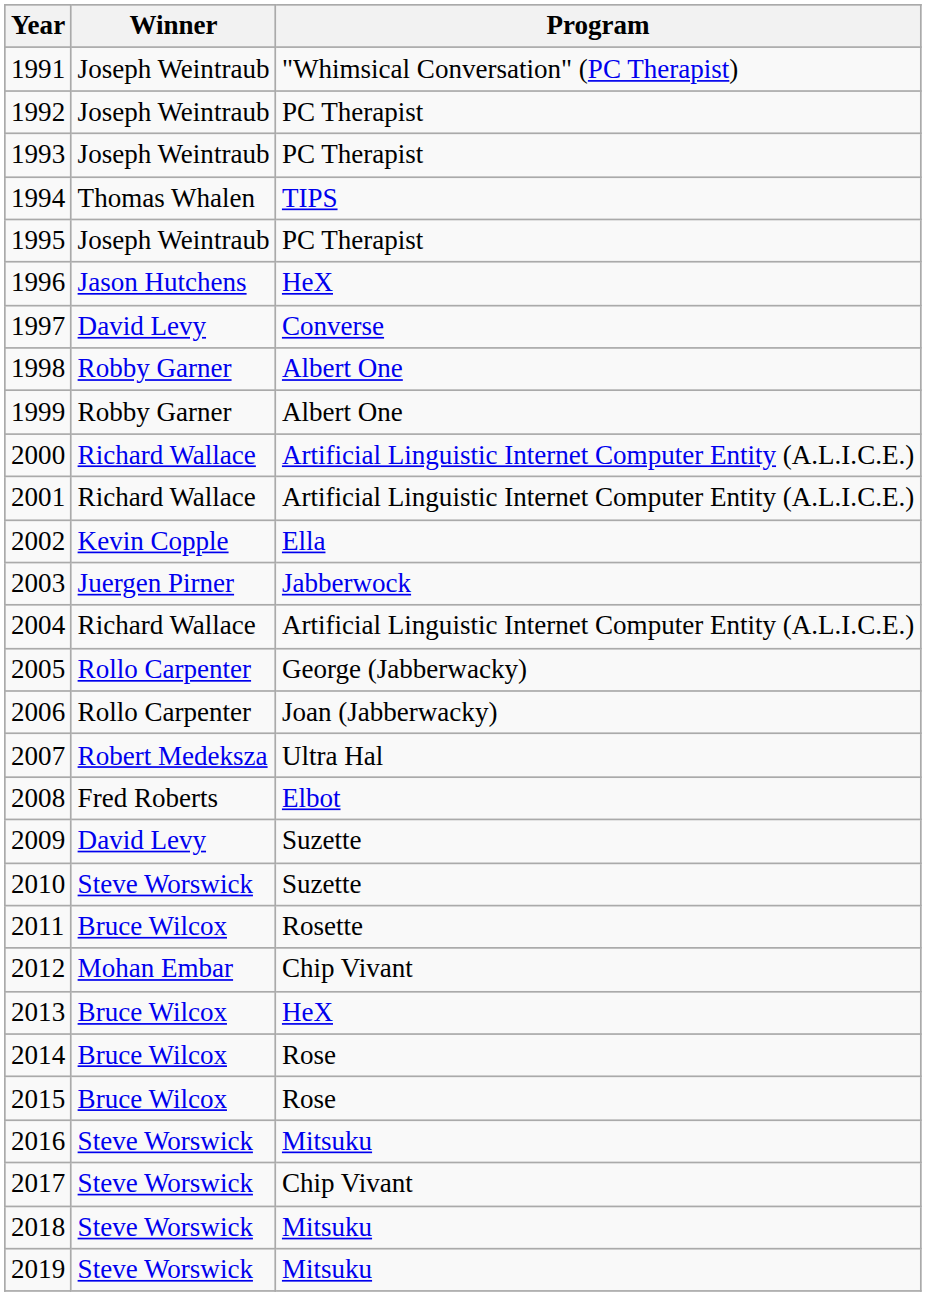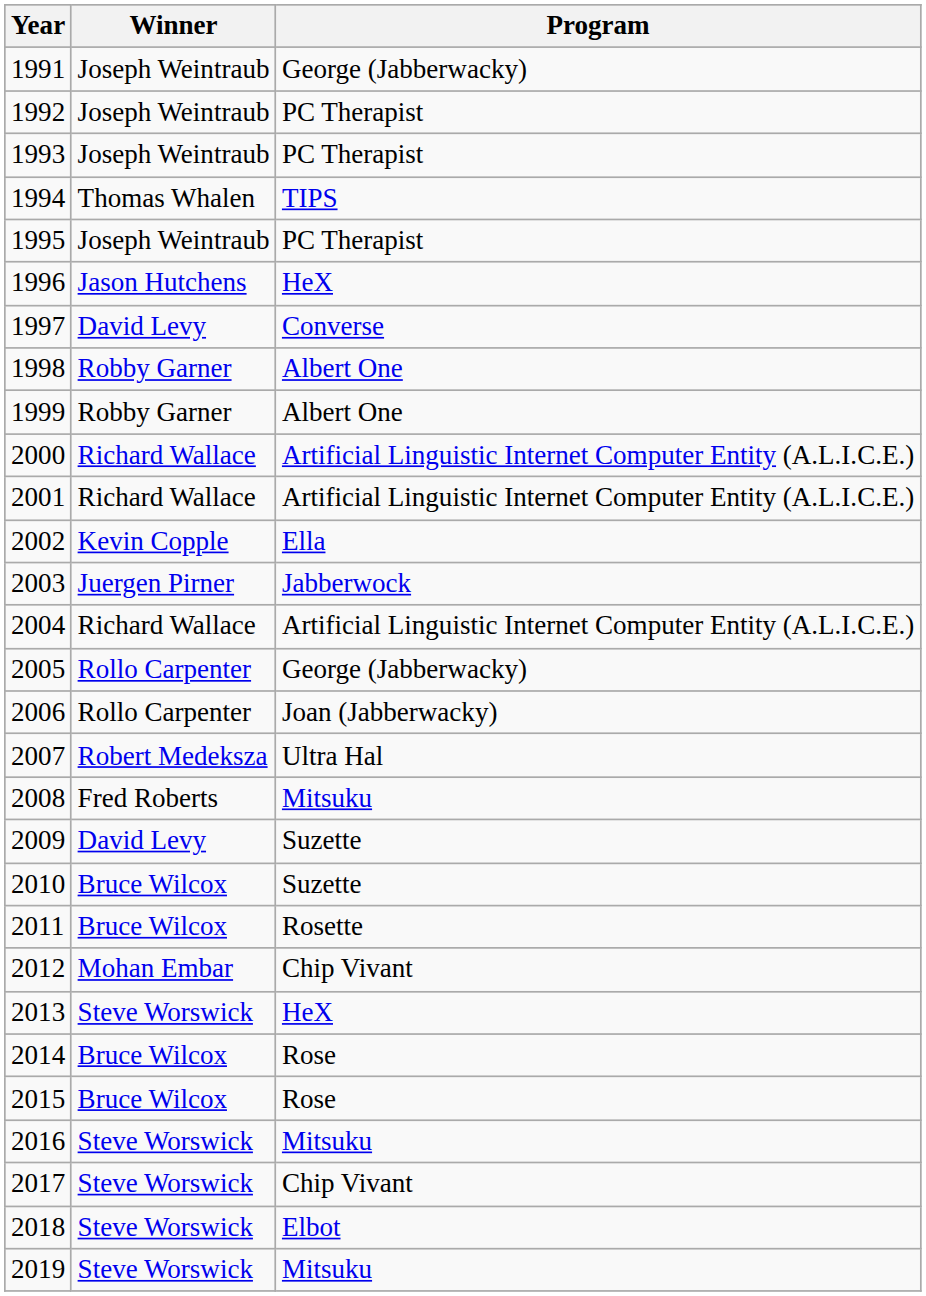(510, 68) "Whimsical Conversation" (PC Therapist) -> (404, 68) George (Jabberwacky)
(311, 797) Elbot -> (327, 797) Mitsuku
(165, 883) Steve Worswick -> (152, 883) Bruce Wilcox
(152, 1012) Bruce Wilcox -> (165, 1012) Steve Worswick
(327, 1226) Mitsuku -> (311, 1226) Elbot
